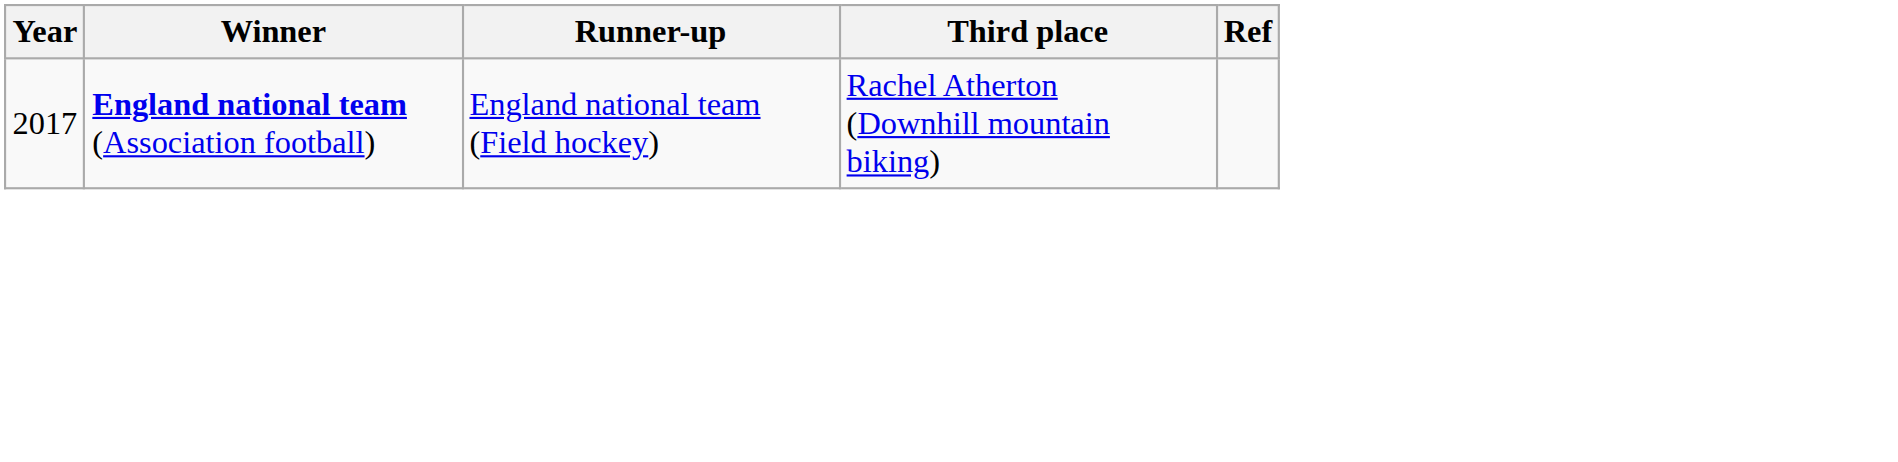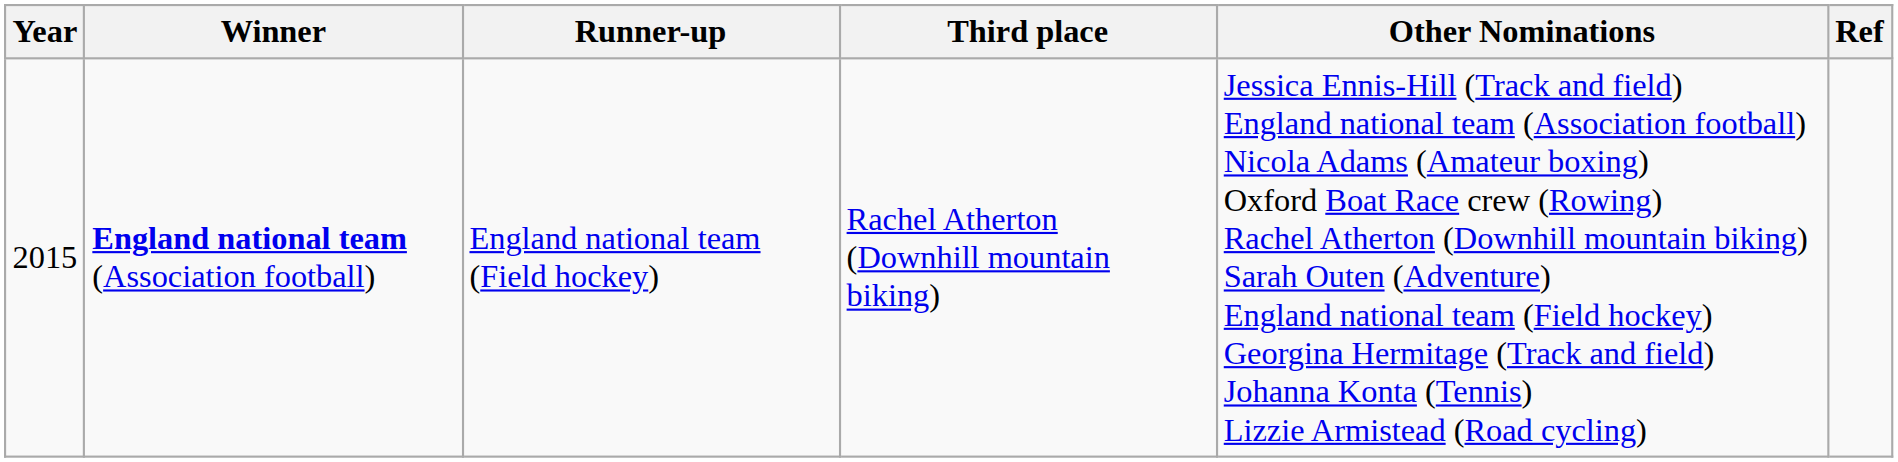+ column: (1522, 31)
(45, 123) 2017 -> (45, 257) 2015
